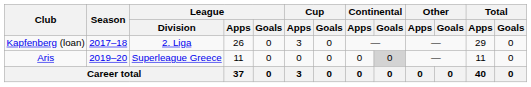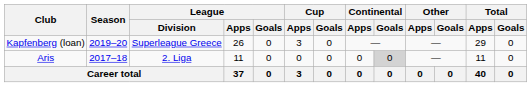(108, 43) 2017–18 -> (108, 43) 2019–20
(177, 43) 2. Liga -> (177, 43) Superleague Greece
(108, 58) 2019–20 -> (108, 58) 2017–18
(177, 58) Superleague Greece -> (177, 58) 2. Liga
